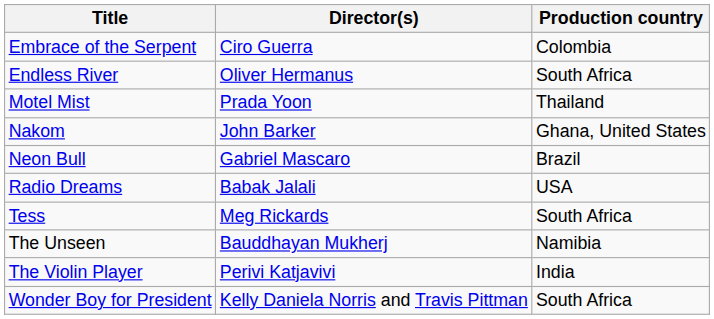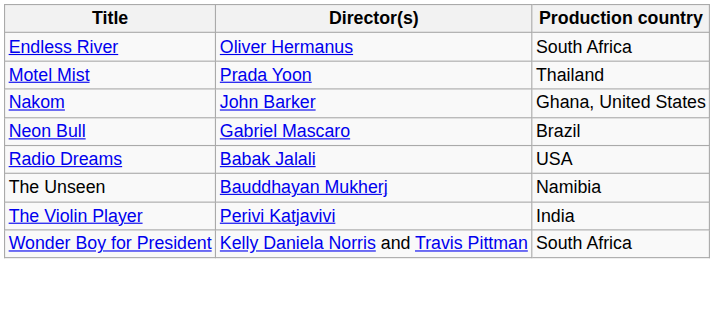- row: (102, 46)
- row: (27, 215)
